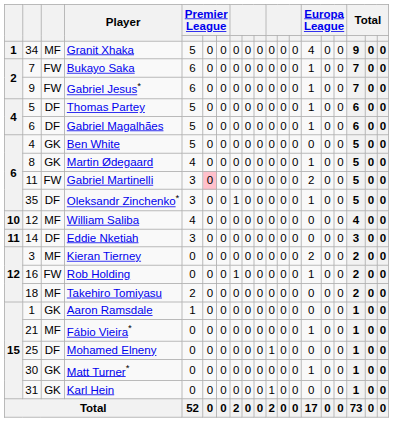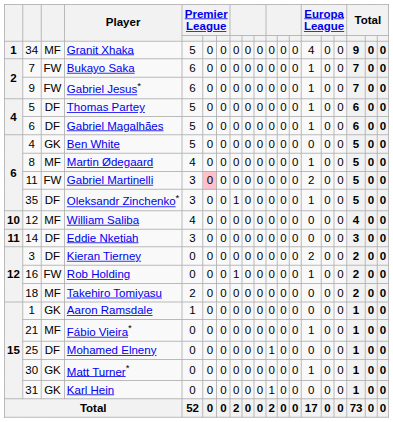(52, 163) GK -> (52, 163) MF
(52, 257) MF -> (52, 257) DF
